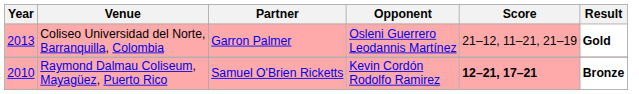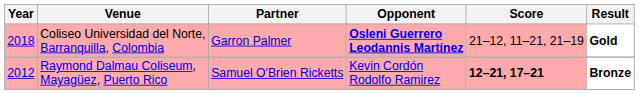(21, 41) 2013 -> (21, 41) 2018
(403, 41) normal -> (406, 41) bold
(21, 74) 2010 -> (21, 74) 2012
